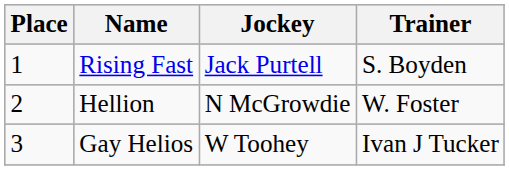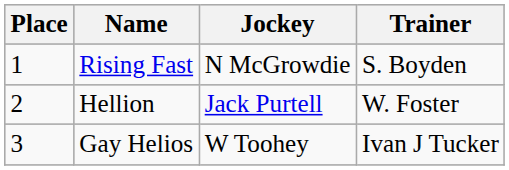(264, 64) Jack Purtell -> (278, 64) N McGrowdie
(278, 104) N McGrowdie -> (264, 104) Jack Purtell
